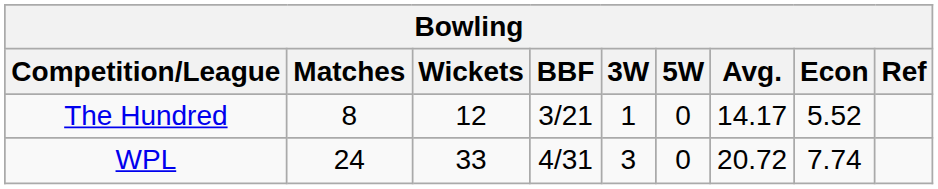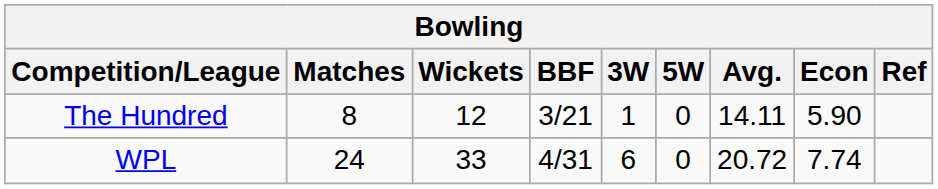(752, 115) 14.17 -> (752, 115) 14.11
(834, 115) 5.52 -> (834, 115) 5.90
(628, 159) 3 -> (628, 159) 6
